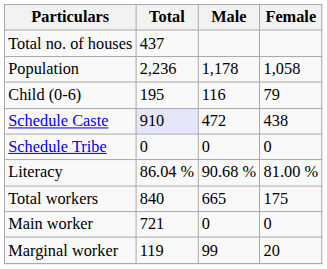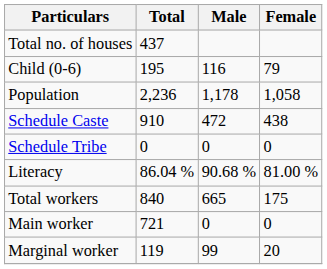rows swapped: (44, 69) <-> (45, 95)
(152, 120) lavender background -> (152, 120) no background
